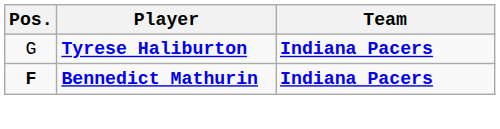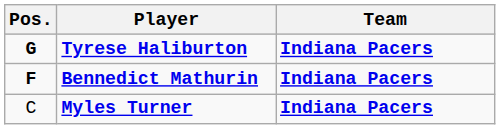(31, 49) normal -> (31, 49) bold
+ row: (127, 109)
